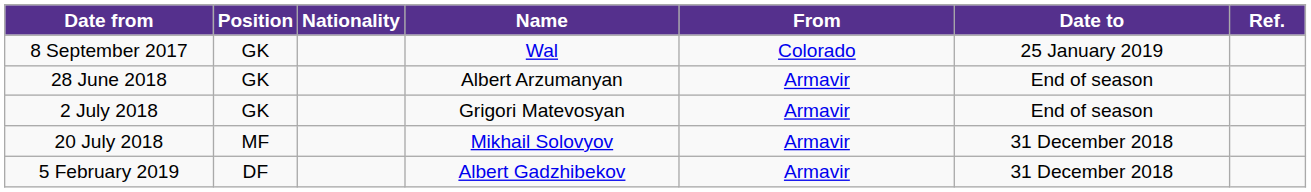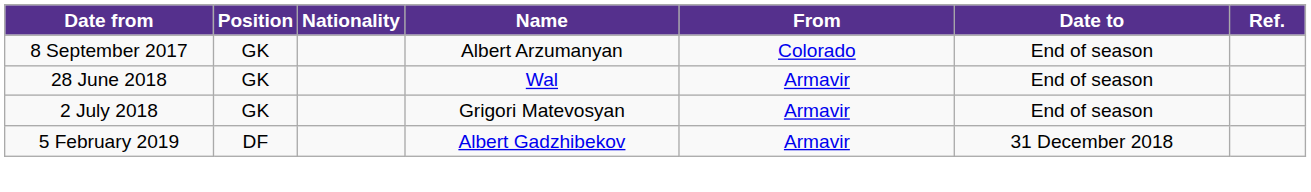(542, 50) Wal -> (542, 50) Albert Arzumanyan
(1092, 50) 25 January 2019 -> (1092, 50) End of season
(542, 81) Albert Arzumanyan -> (542, 81) Wal
- row: (109, 141)
